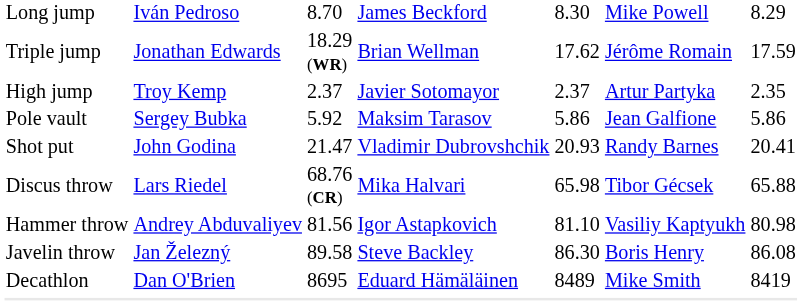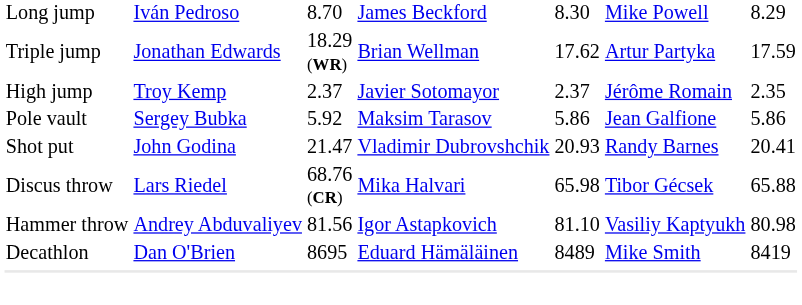(668, 52) Jérôme Romain -> (660, 52) Artur Partyka
(660, 91) Artur Partyka -> (668, 91) Jérôme Romain
- row: (60, 252)
